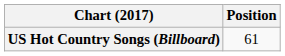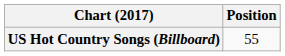(252, 39) 61 -> (252, 39) 55
